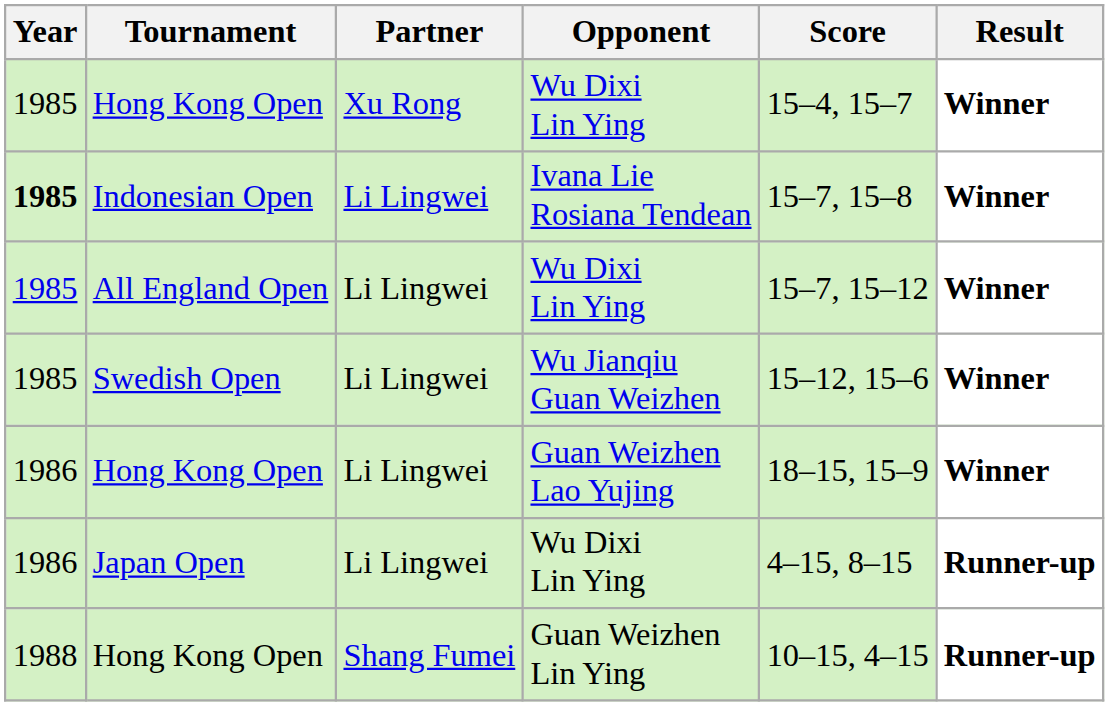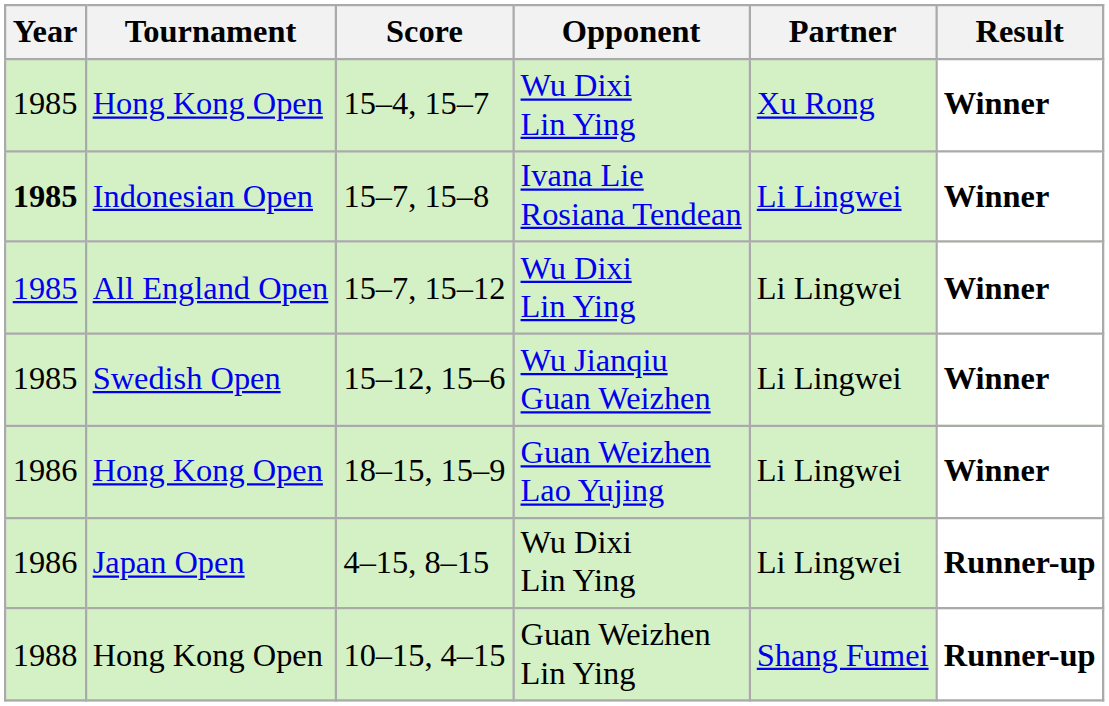columns swapped: (429, 31) <-> (848, 31)
